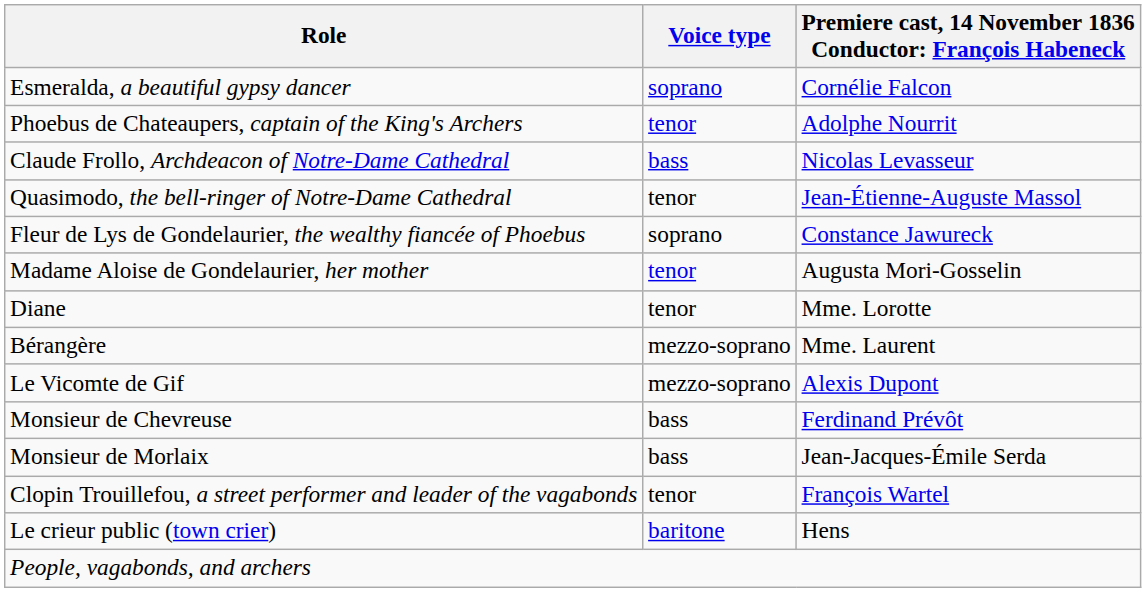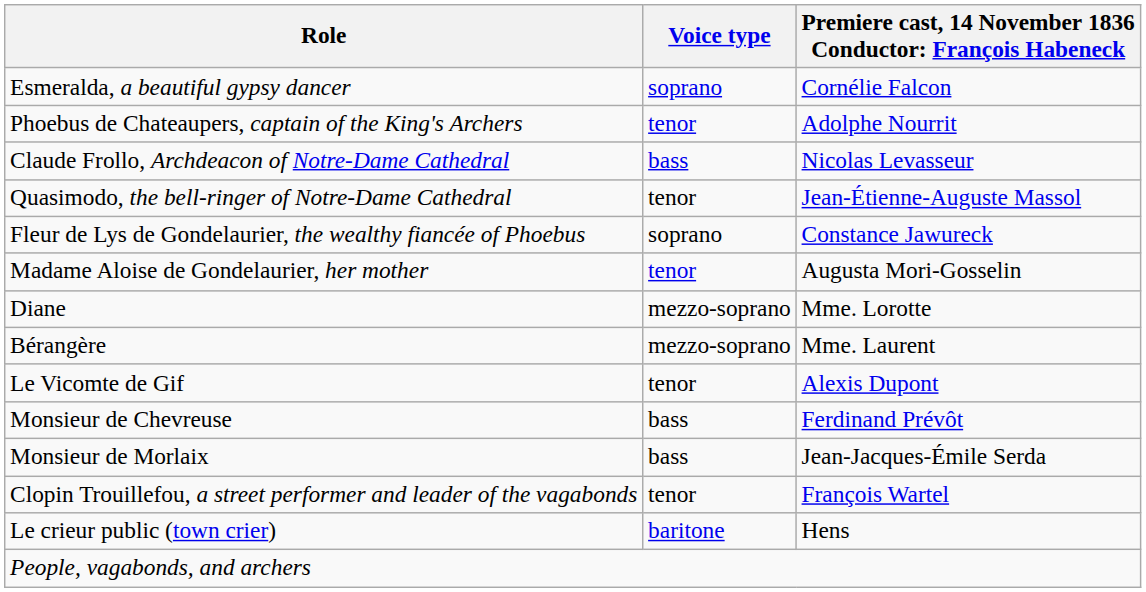(672, 308) tenor -> (719, 308) mezzo-soprano
(719, 382) mezzo-soprano -> (672, 382) tenor
